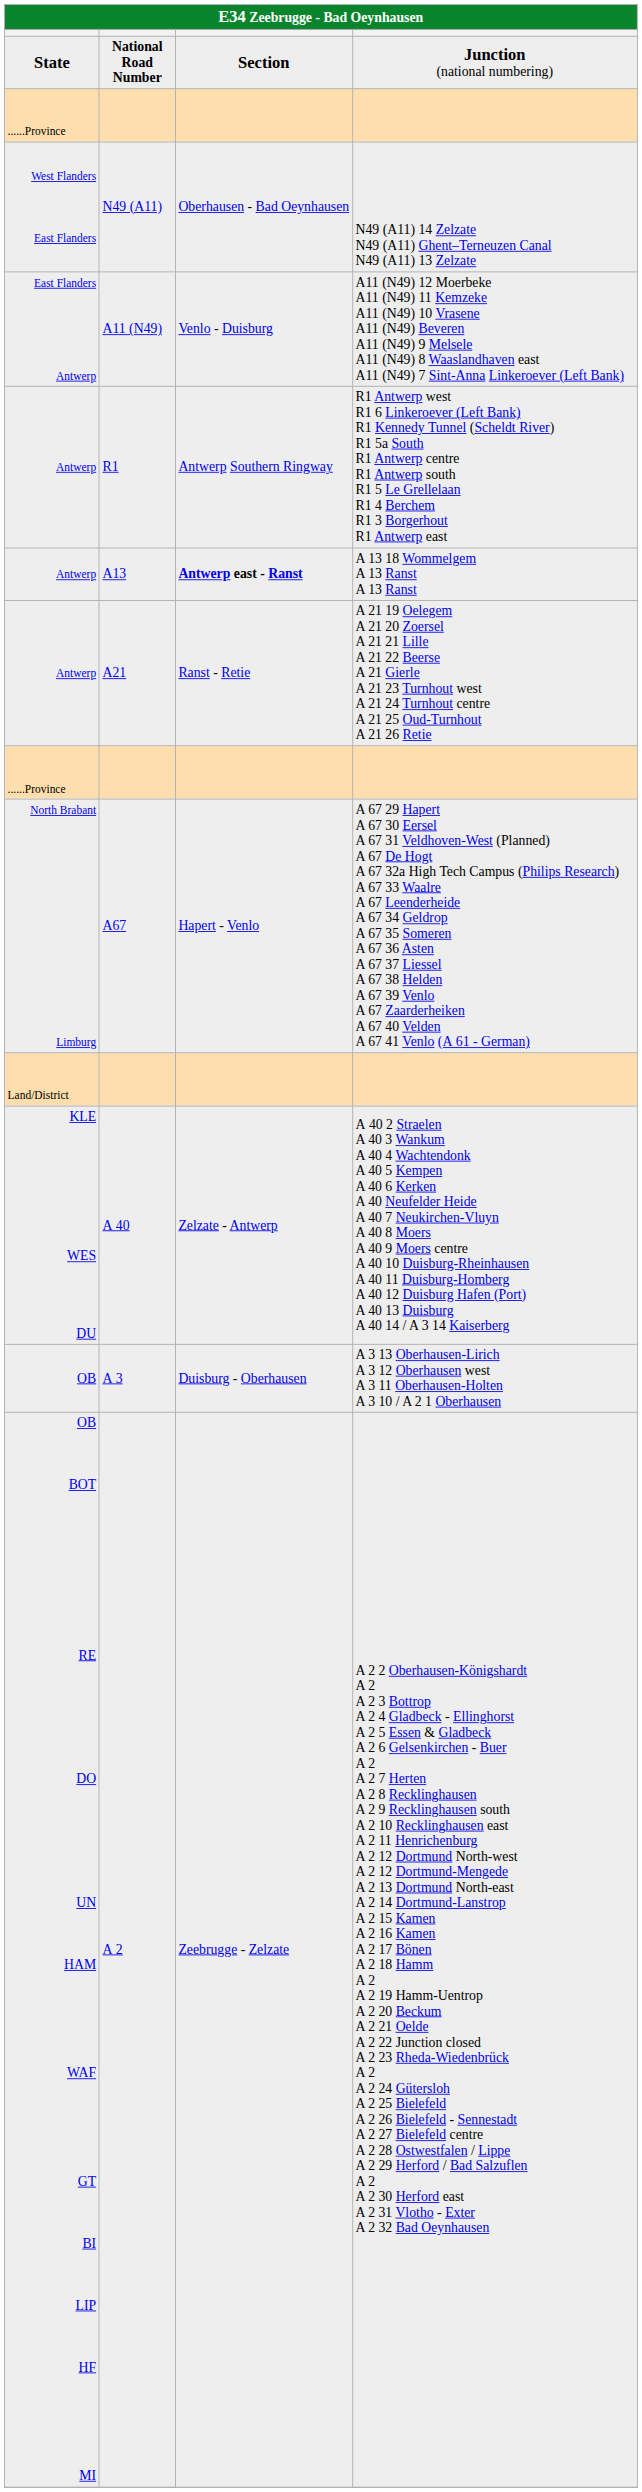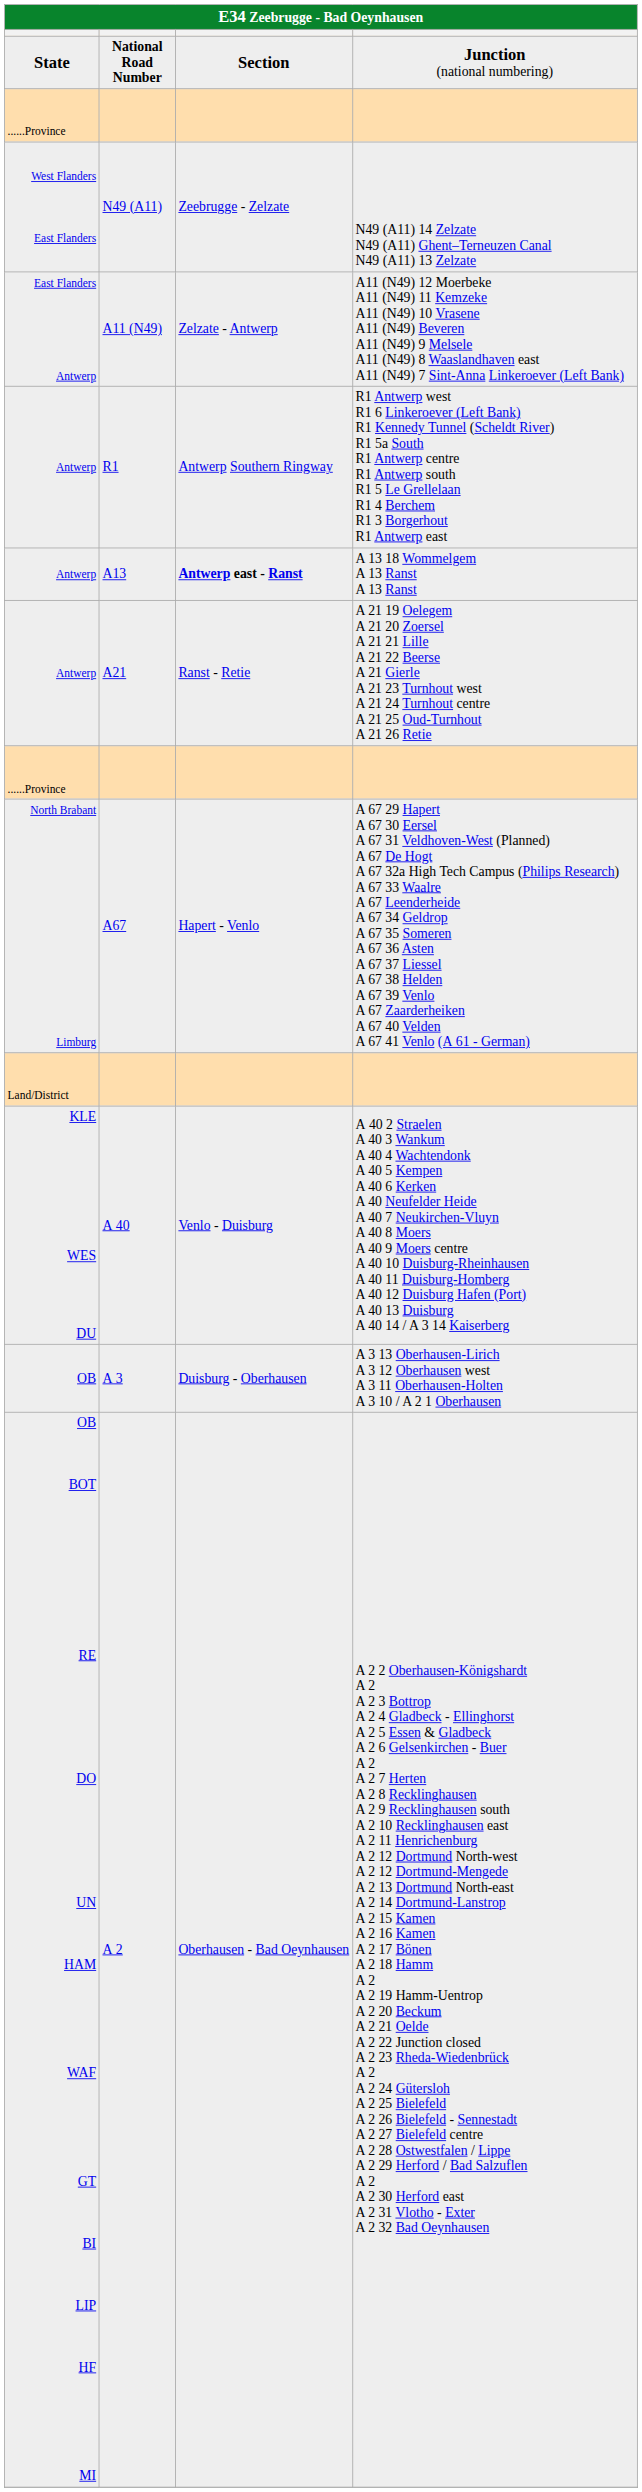(264, 206) Oberhausen - Bad Oeynhausen -> (234, 206) Zeebrugge - Zelzate
(226, 329) Venlo - Duisburg -> (228, 329) Zelzate - Antwerp
(228, 1225) Zelzate - Antwerp -> (226, 1225) Venlo - Duisburg
(234, 1949) Zeebrugge - Zelzate -> (264, 1949) Oberhausen - Bad Oeynhausen
